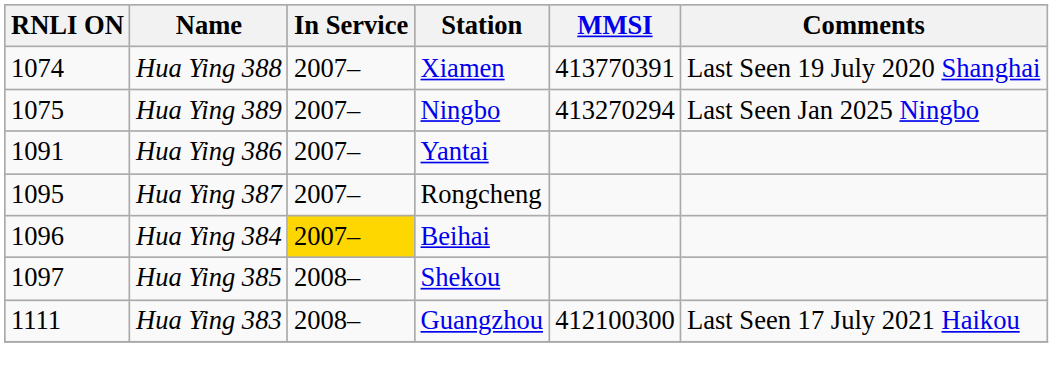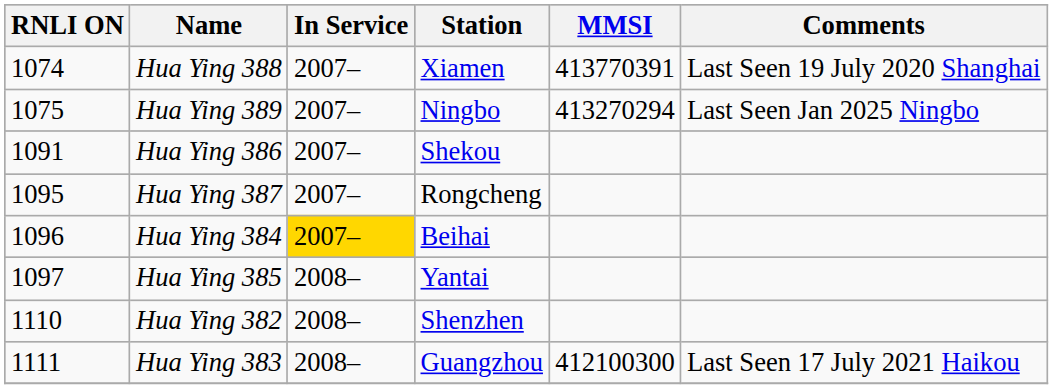(455, 151) Yantai -> (460, 151) Shekou
(460, 278) Shekou -> (455, 278) Yantai
+ row: (209, 320)
